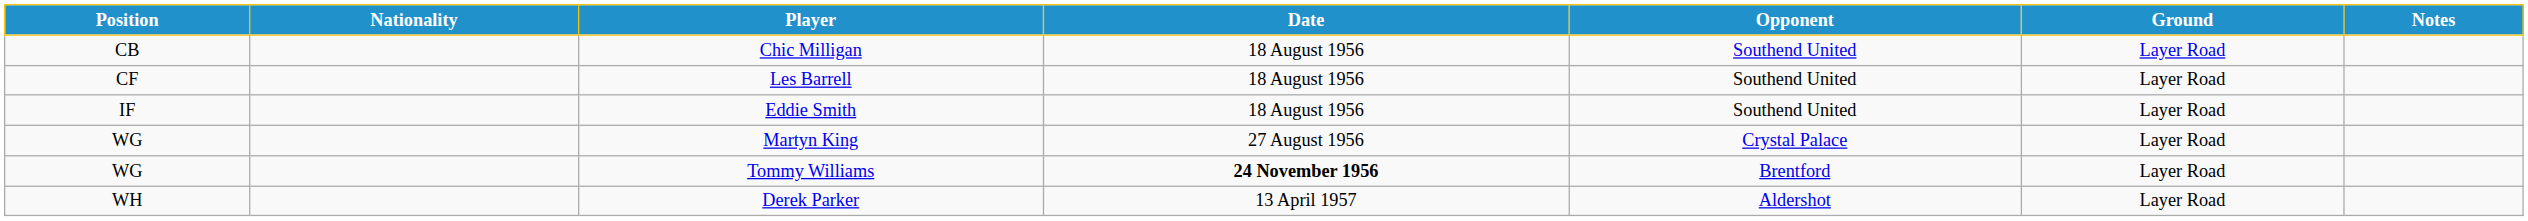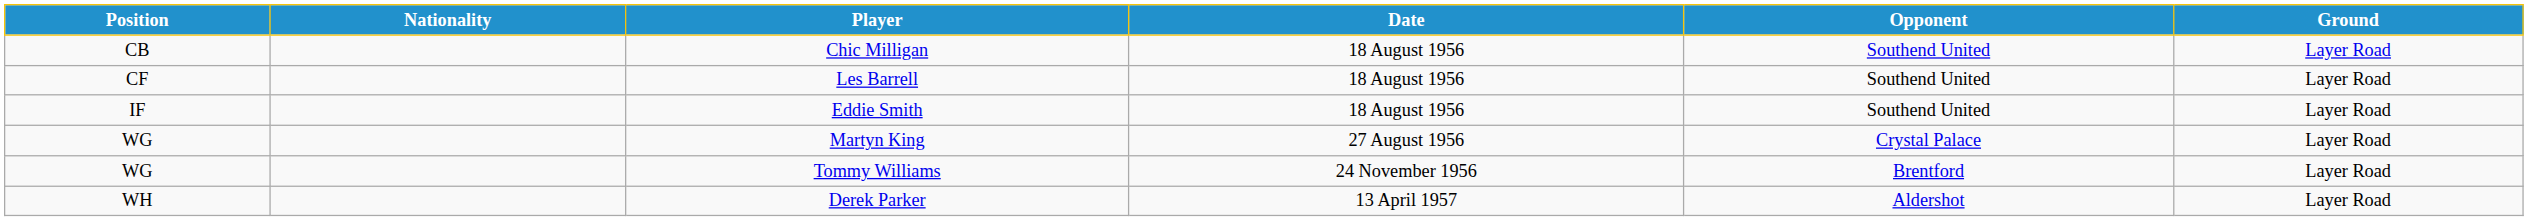- column: (2434, 19)
(1306, 170) bold -> (1406, 170) normal
